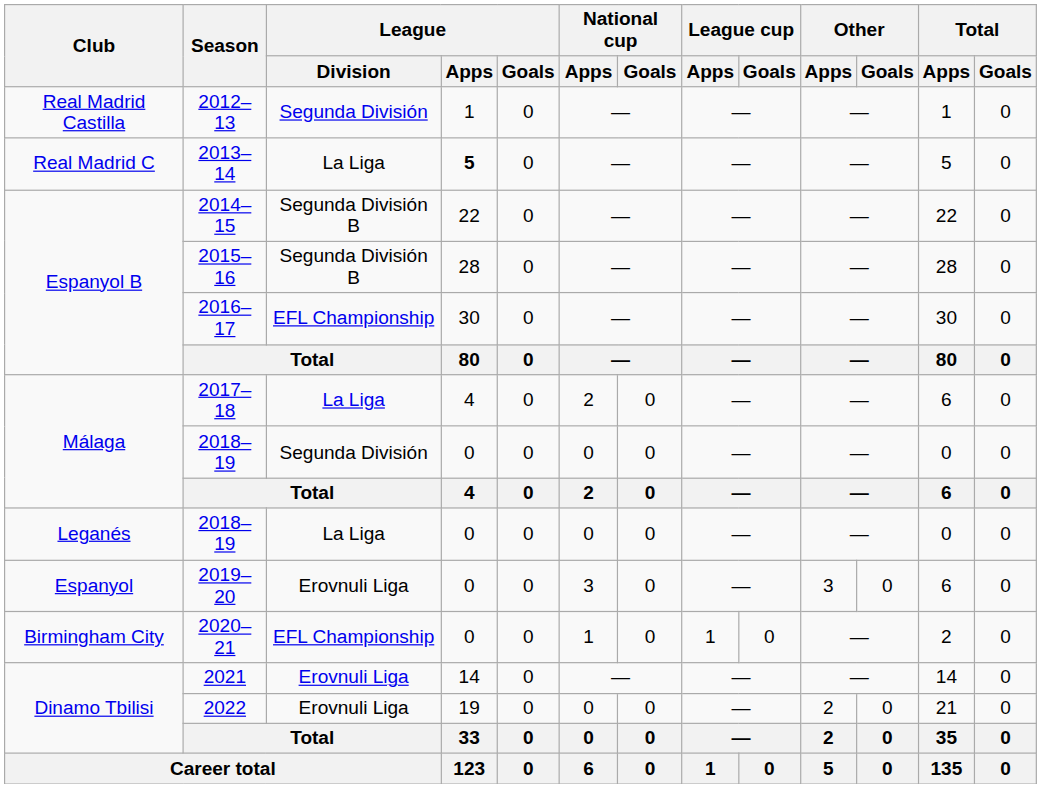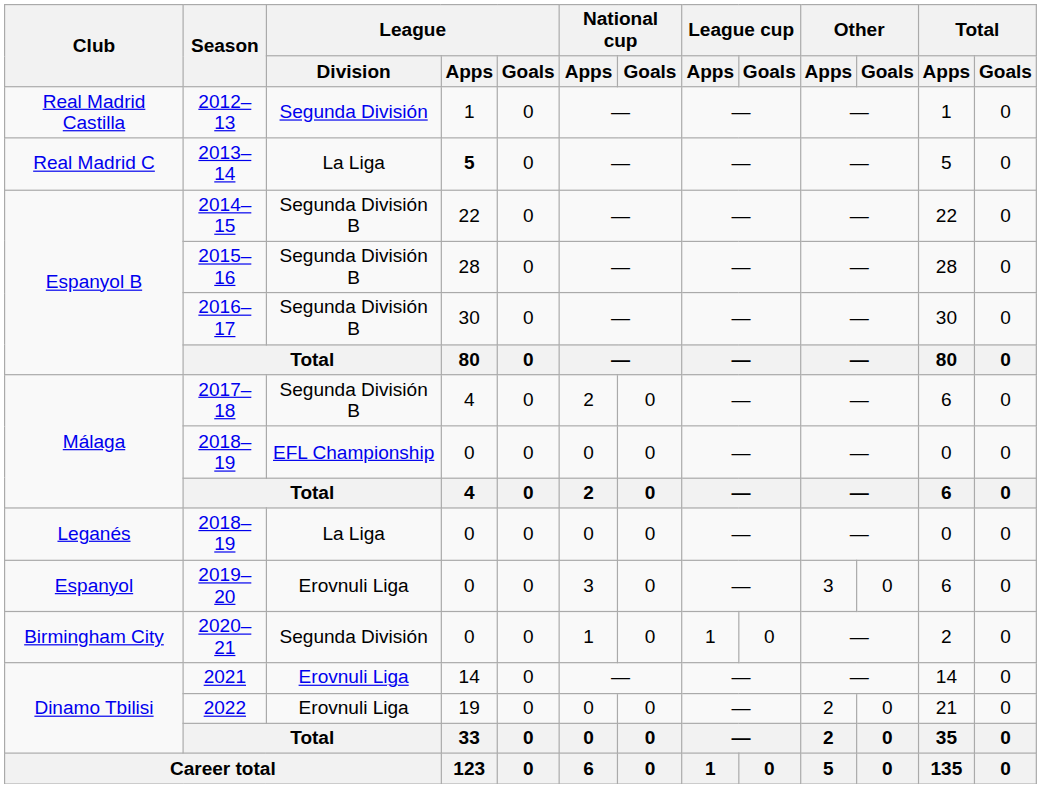(354, 318) EFL Championship -> (354, 318) Segunda División B
(354, 400) La Liga -> (354, 400) Segunda División B
(354, 452) Segunda División -> (354, 452) EFL Championship
(354, 637) EFL Championship -> (354, 637) Segunda División
